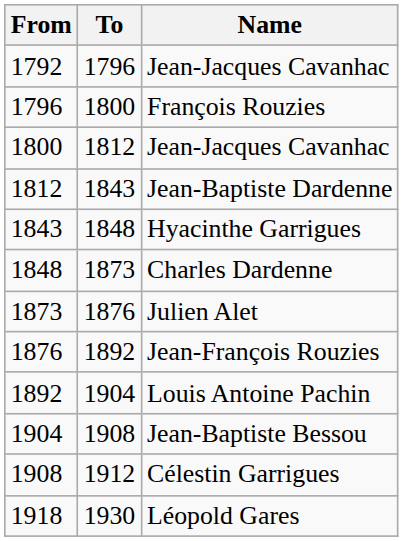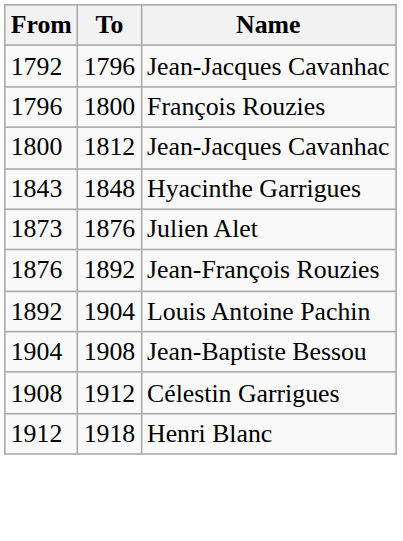- row: (37, 188)
- row: (37, 270)
+ row: (37, 433)
- row: (37, 515)
